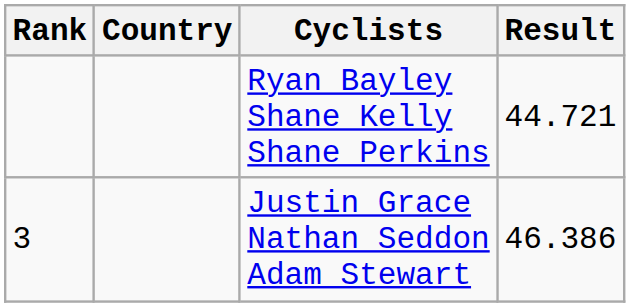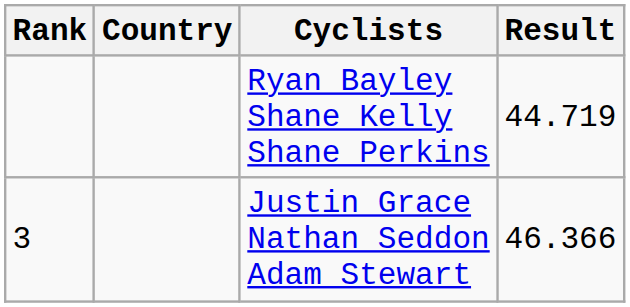(560, 117) 44.721 -> (560, 117) 44.719
(560, 239) 46.386 -> (560, 239) 46.366
